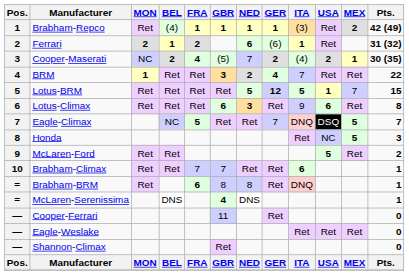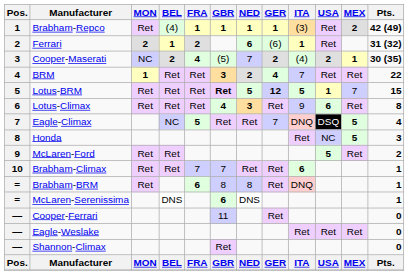(223, 90) normal -> (223, 90) bold
(223, 106) 6 -> (223, 106) 4
(399, 121) 7 -> (399, 121) 4
(223, 200) 4 -> (223, 200) 6
